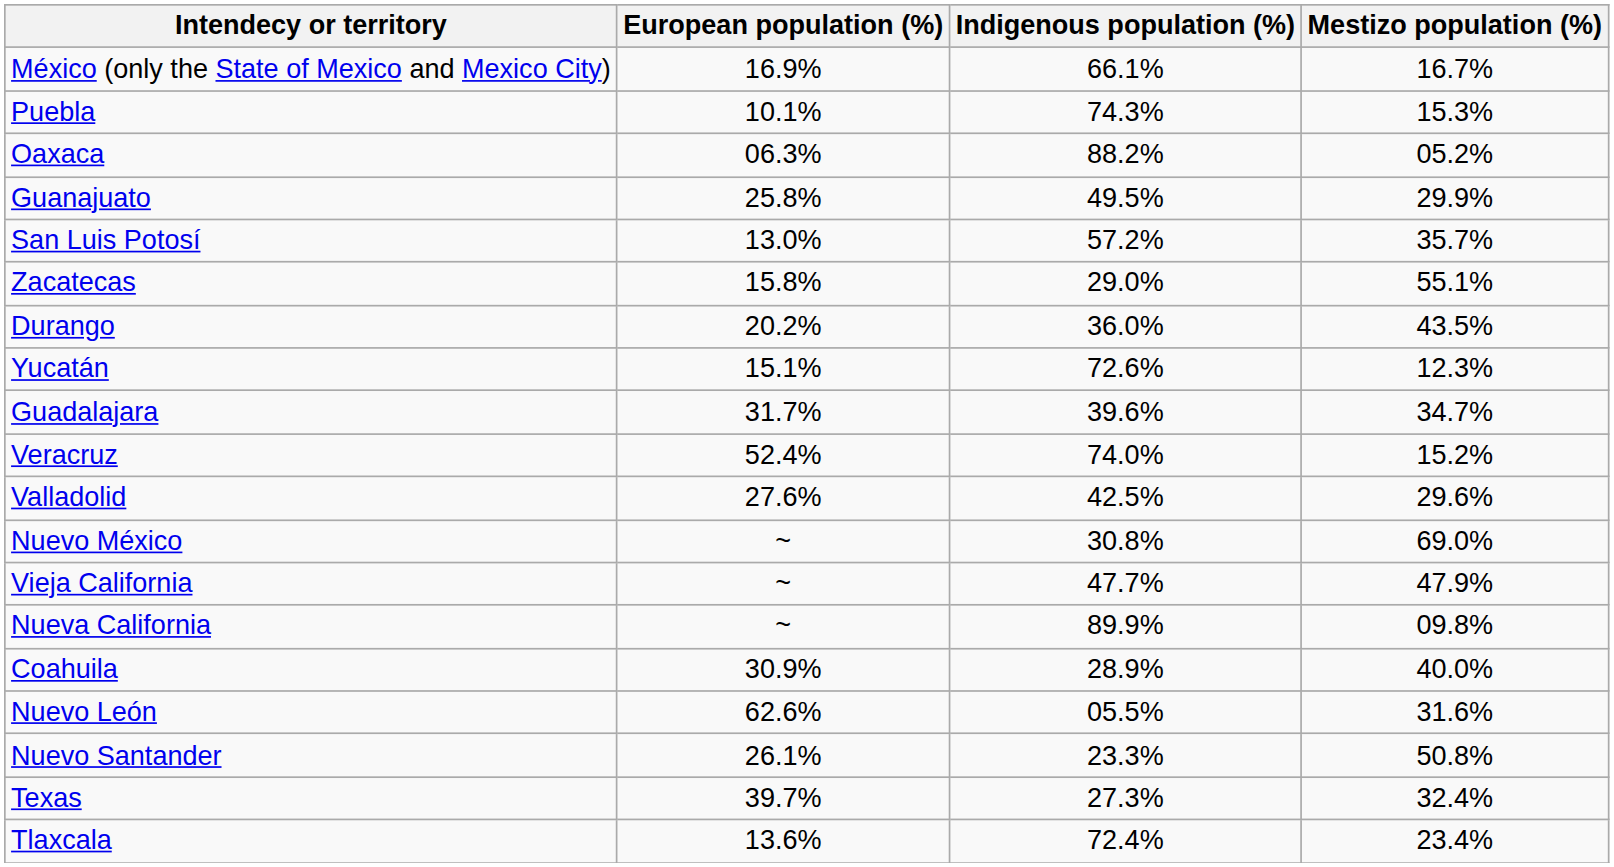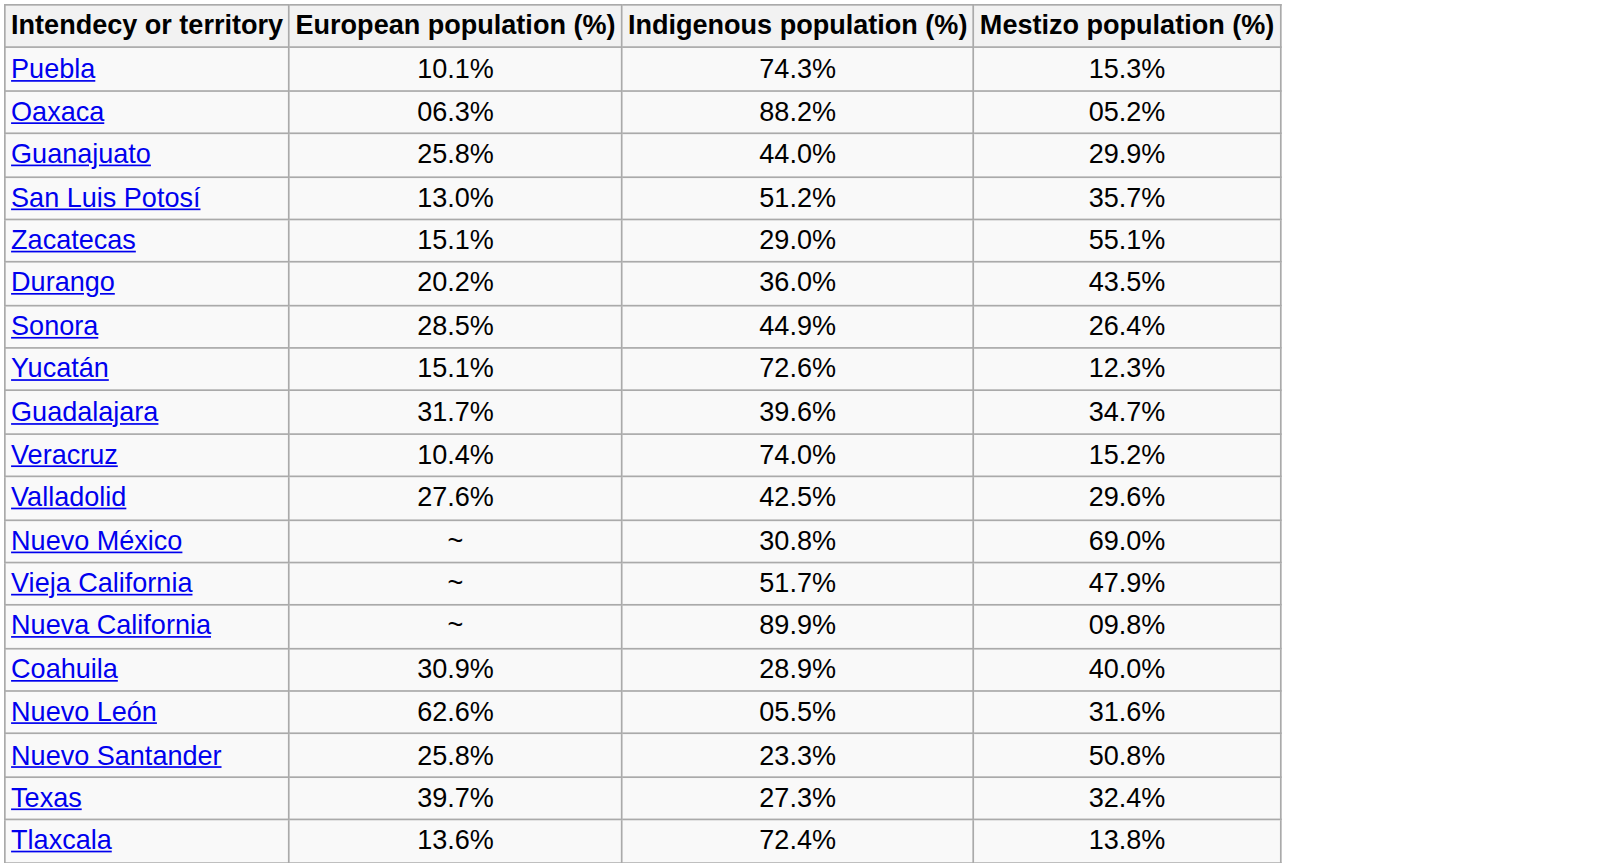- row: (311, 68)
(1125, 197) 49.5% -> (798, 154) 44.0%
(1125, 240) 57.2% -> (798, 197) 51.2%
(783, 283) 15.8% -> (455, 240) 15.1%
+ row: (55, 326)
(783, 454) 52.4% -> (455, 454) 10.4%
(1125, 583) 47.7% -> (798, 583) 51.7%
(783, 754) 26.1% -> (455, 754) 25.8%
(1455, 840) 23.4% -> (1127, 840) 13.8%
